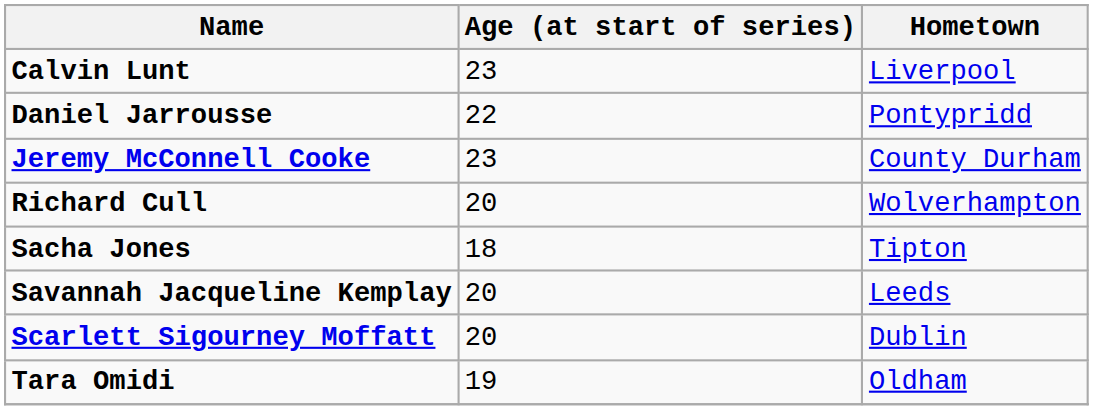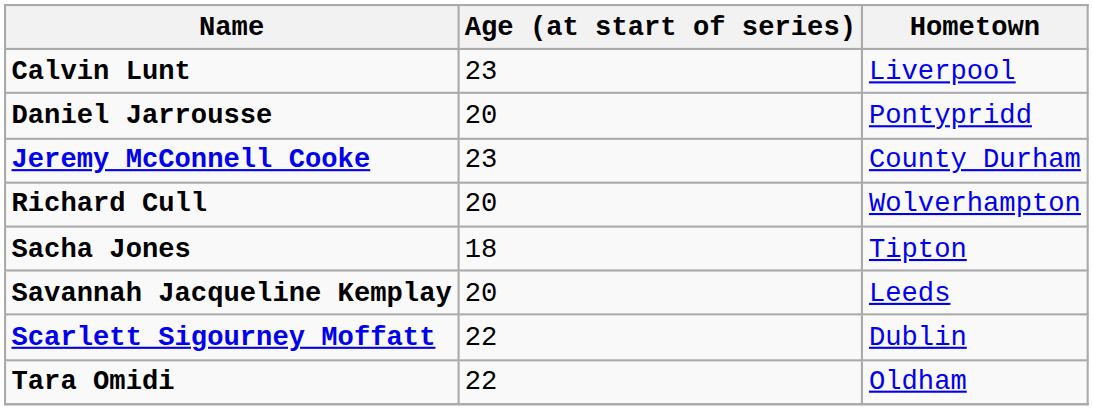(481, 116) 22 -> (481, 116) 20
(481, 337) 20 -> (481, 337) 22
(481, 381) 19 -> (481, 381) 22
